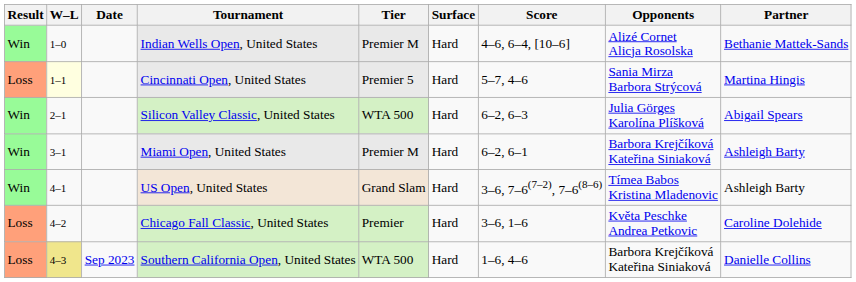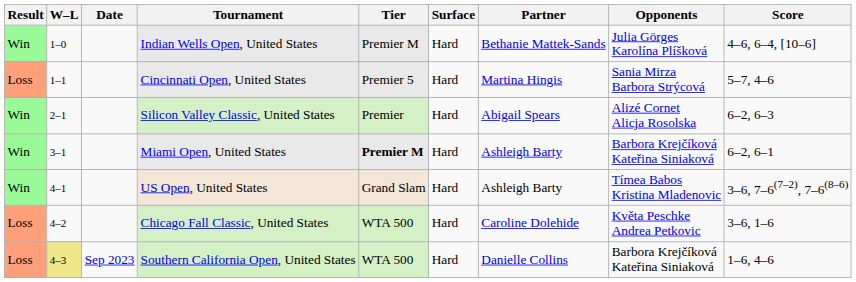columns swapped: (786, 15) <-> (542, 15)
(651, 43) Alizé Cornet Alicja Rosolska -> (659, 43) Julia Görges Karolína Plíšková
(58, 80) lightyellow background -> (58, 80) no background
(388, 115) WTA 500 -> (383, 115) Premier
(656, 115) Julia Görges Karolína Plíšková -> (654, 115) Alizé Cornet Alicja Rosolska
(390, 151) normal -> (393, 151) bold
(383, 223) Premier -> (388, 223) WTA 500
